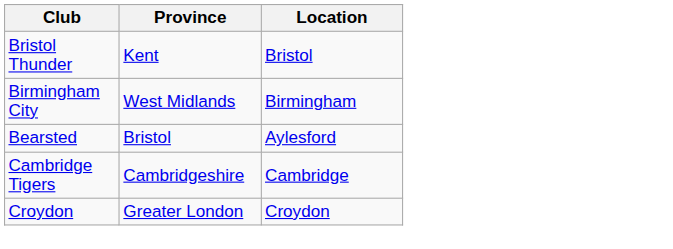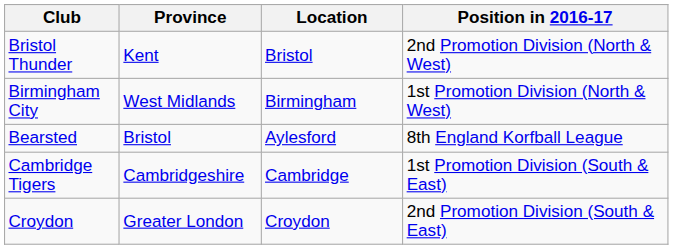+ column: (535, 18)
